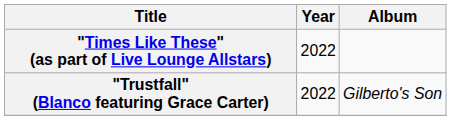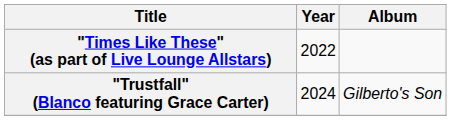(318, 94) 2022 -> (318, 94) 2024
